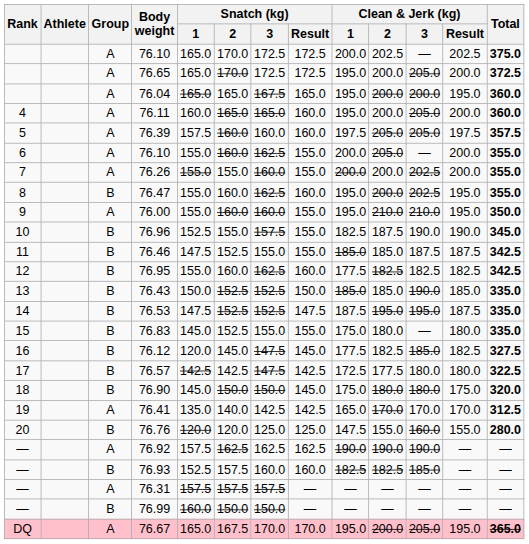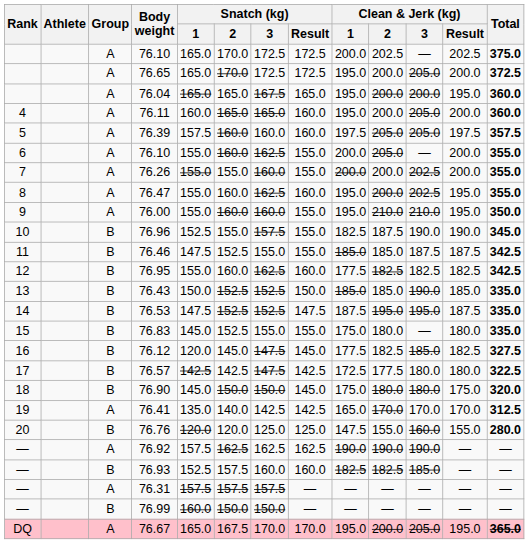(110, 192) B -> (110, 192) A
